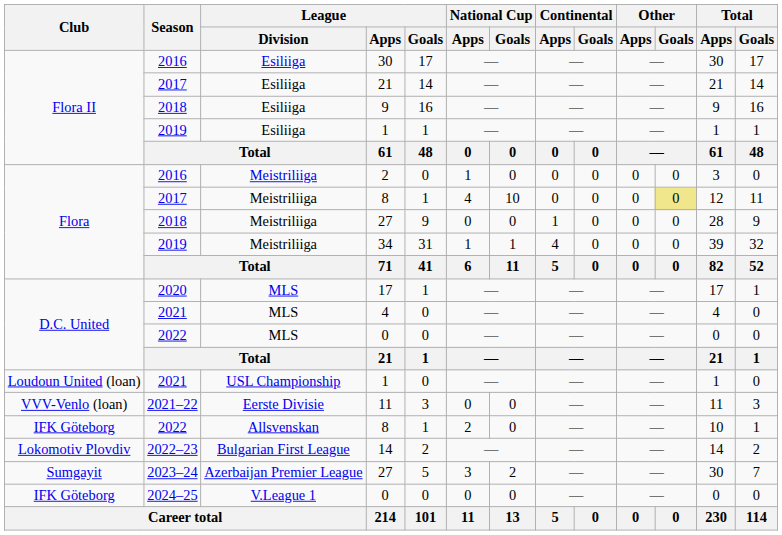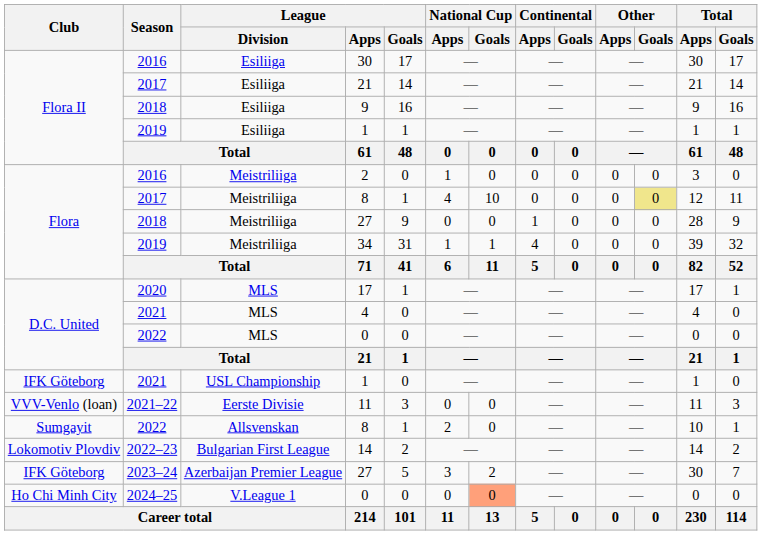(74, 381) Loudoun United (loan) -> (64, 381) IFK Göteborg
(74, 426) IFK Göteborg -> (64, 426) Sumgayit
(74, 472) Sumgayit -> (64, 472) IFK Göteborg
(74, 495) IFK Göteborg -> (64, 495) Ho Chi Minh City
(513, 495) no background -> (492, 495) lightsalmon background
